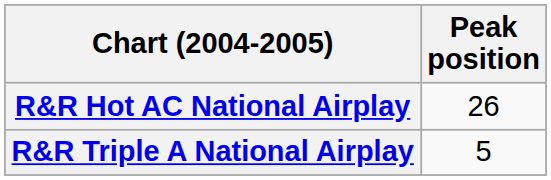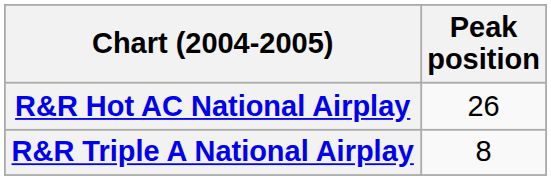(484, 151) 5 -> (484, 151) 8
